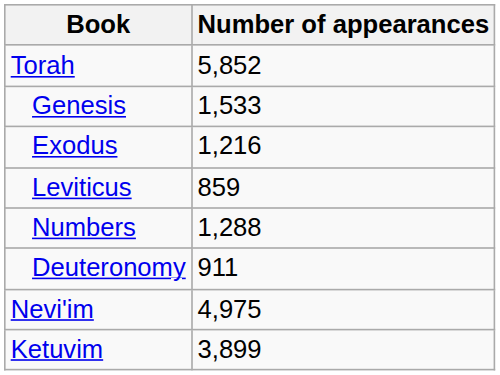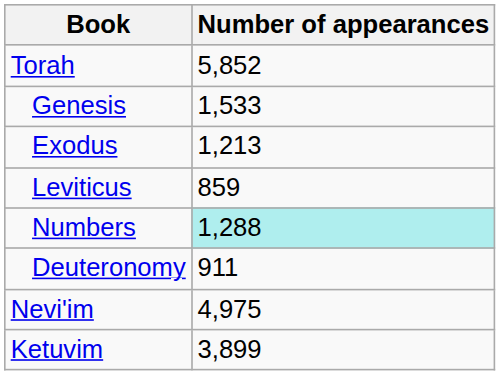(230, 146) 1,216 -> (230, 146) 1,213
(230, 227) no background -> (230, 227) paleturquoise background
